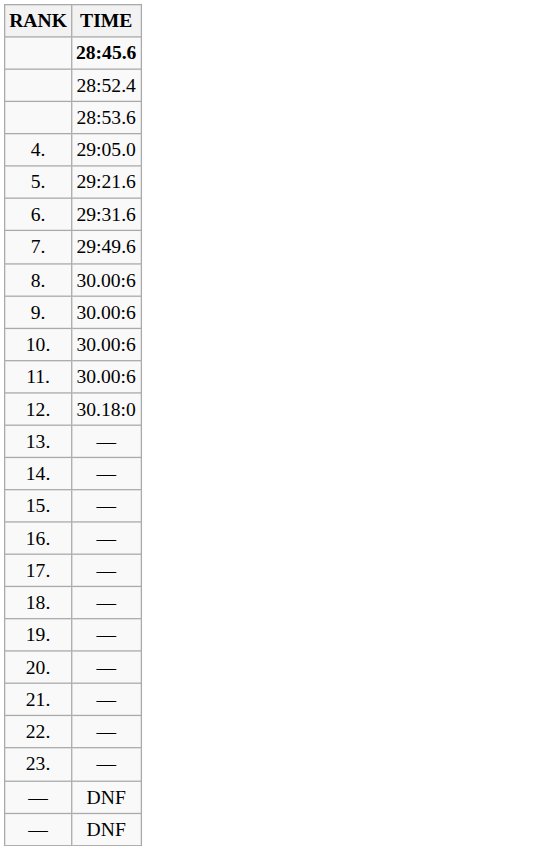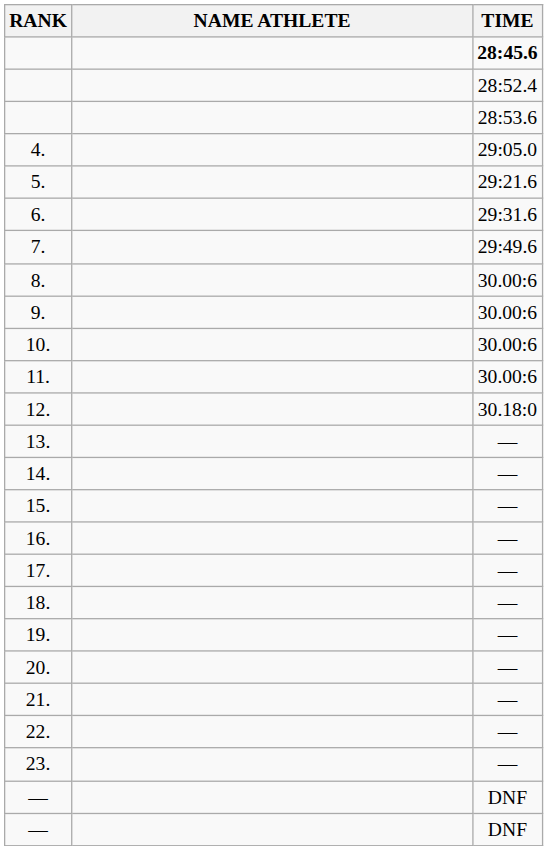+ column: (272, 20)
